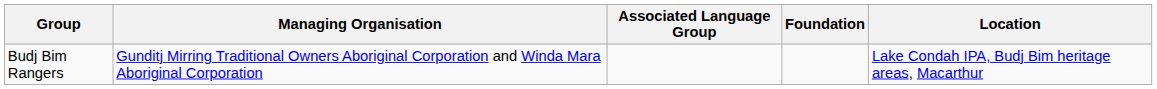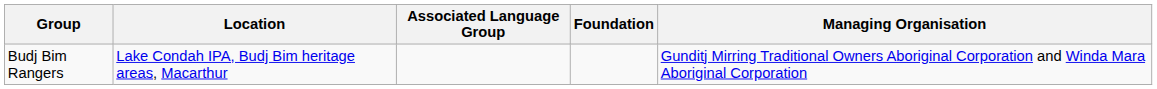columns swapped: (1010, 24) <-> (360, 24)
